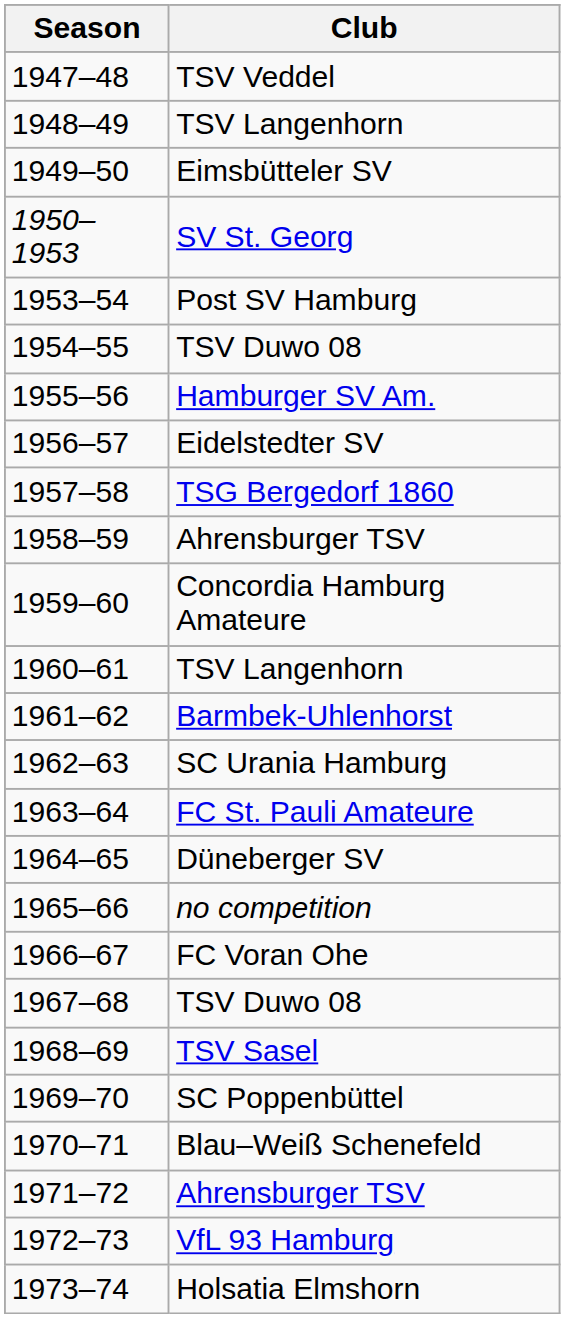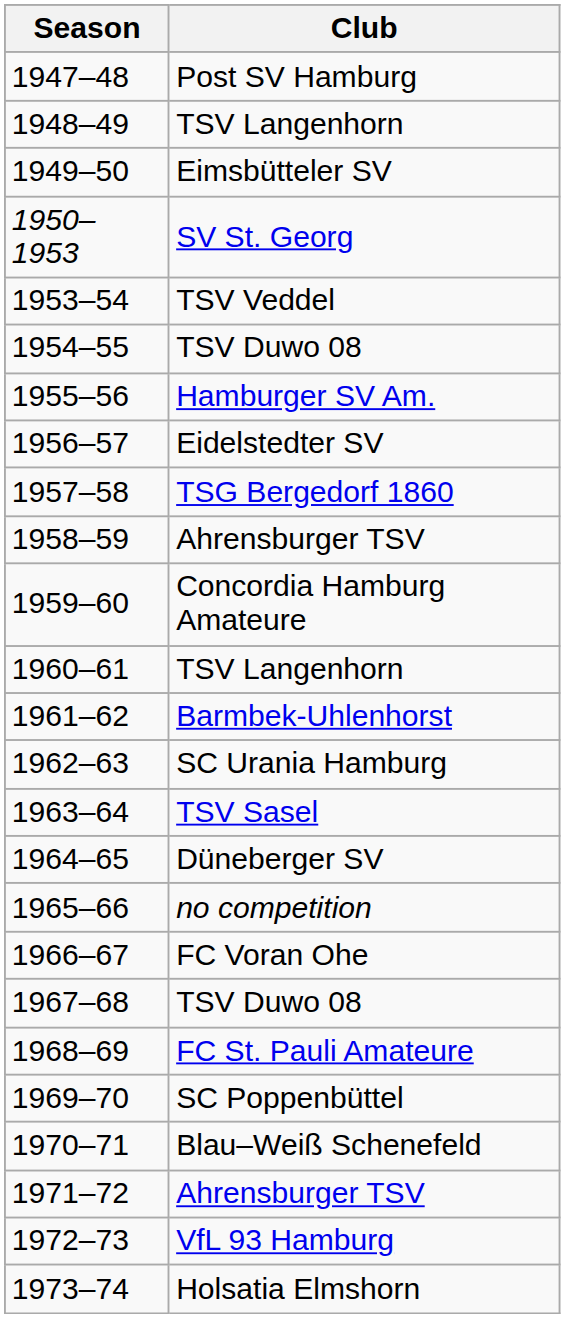(256, 76) TSV Veddel -> (297, 76) Post SV Hamburg
(297, 300) Post SV Hamburg -> (256, 300) TSV Veddel
(325, 811) FC St. Pauli Amateure -> (247, 811) TSV Sasel
(247, 1050) TSV Sasel -> (325, 1050) FC St. Pauli Amateure
